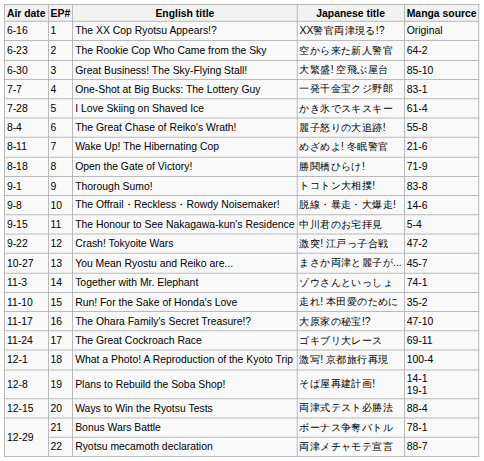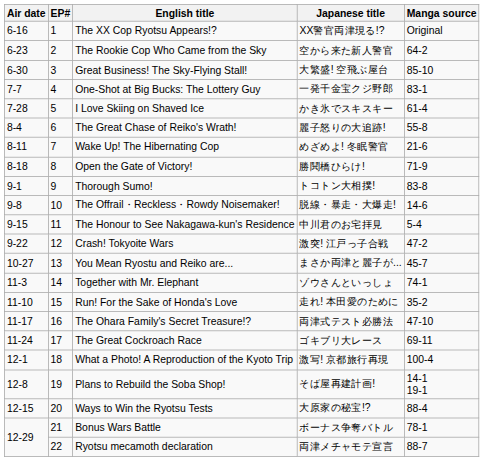(335, 321) 大原家の秘宝!? -> (346, 321) 両津式テスト必勝法
(346, 408) 両津式テスト必勝法 -> (335, 408) 大原家の秘宝!?
